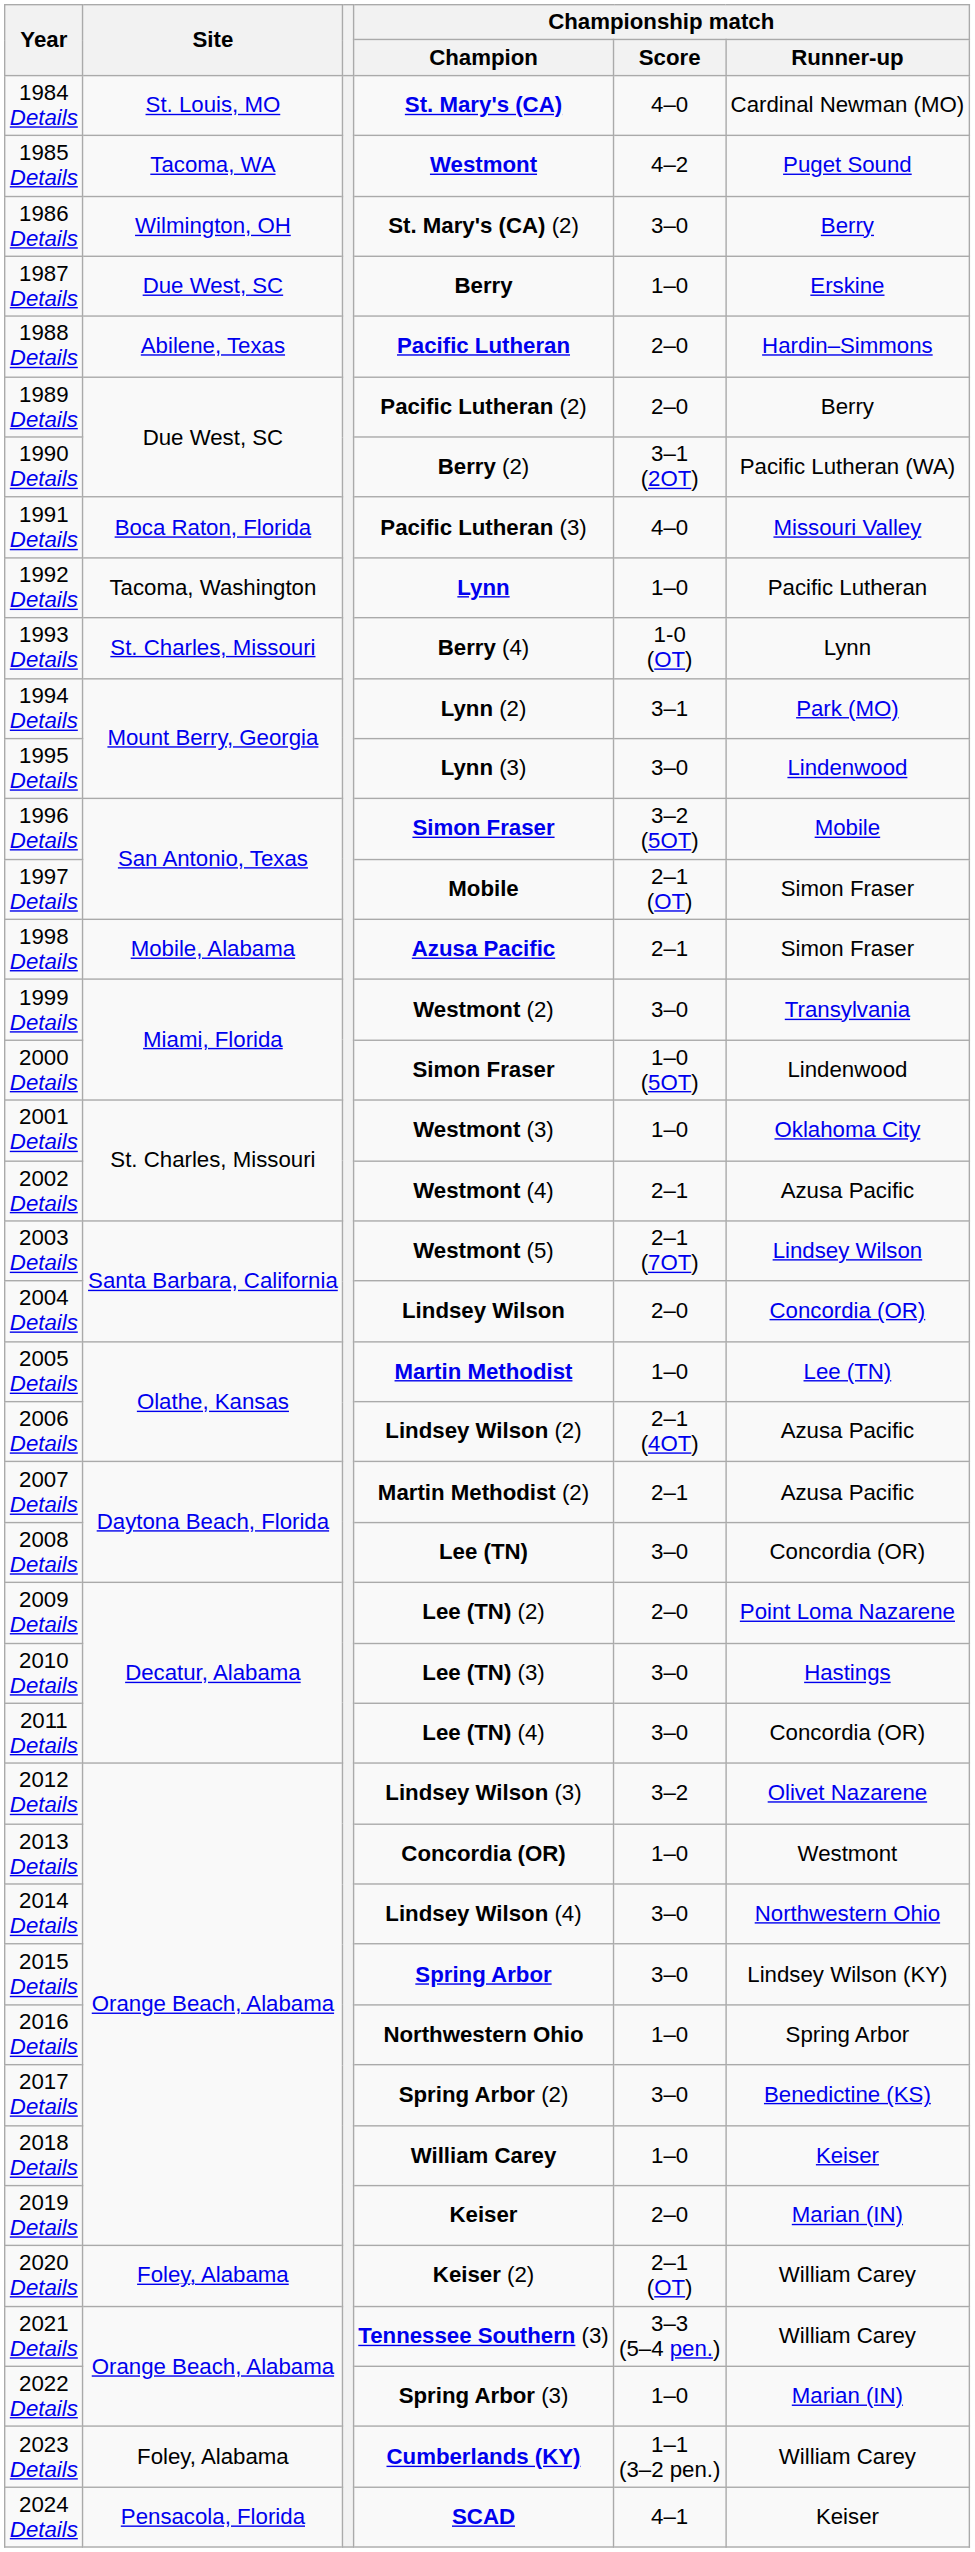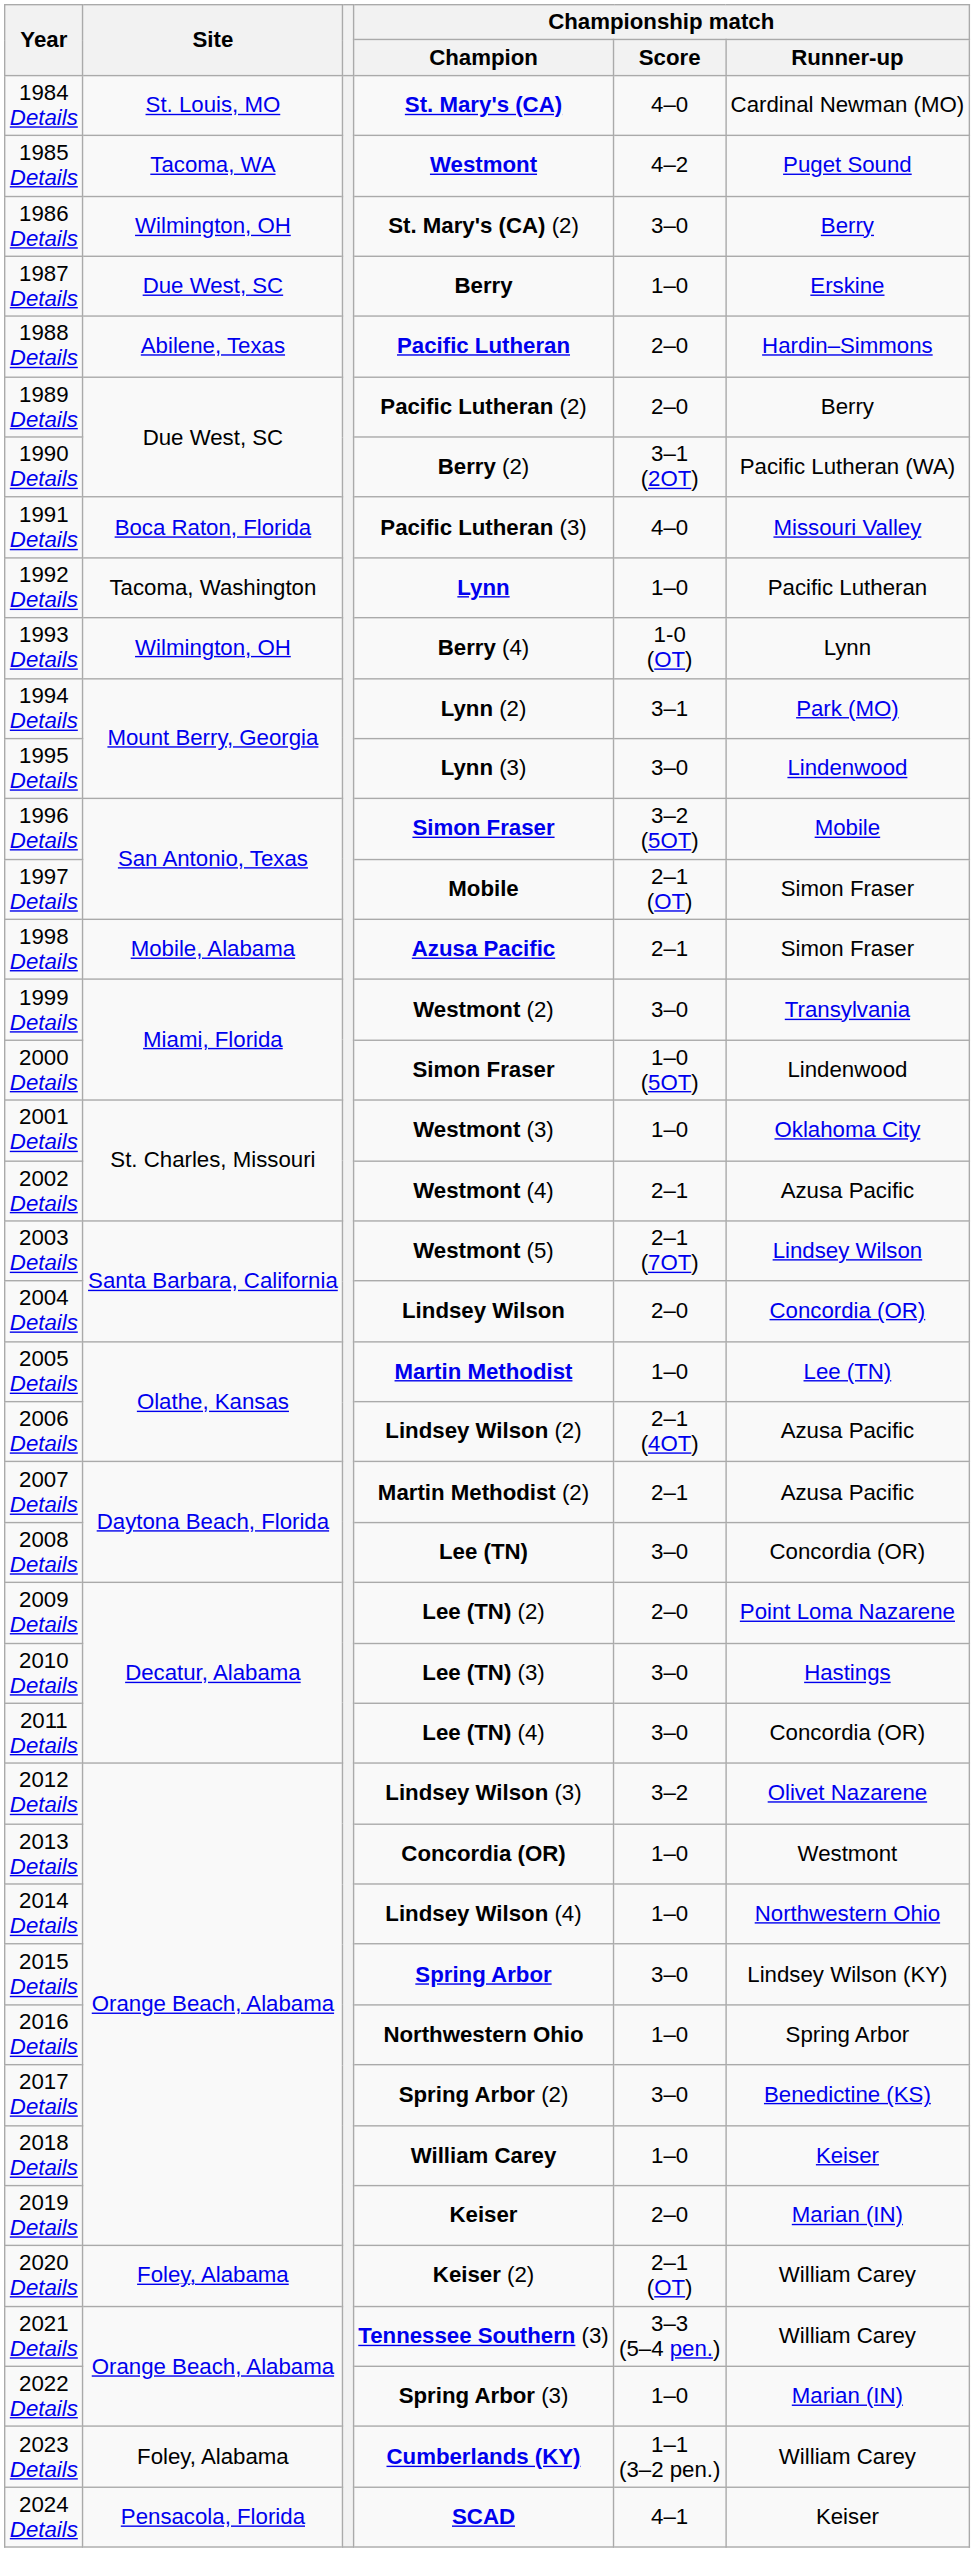(213, 647) St. Charles, Missouri -> (213, 647) Wilmington, OH
(670, 1913) 3–0 -> (670, 1913) 1–0
